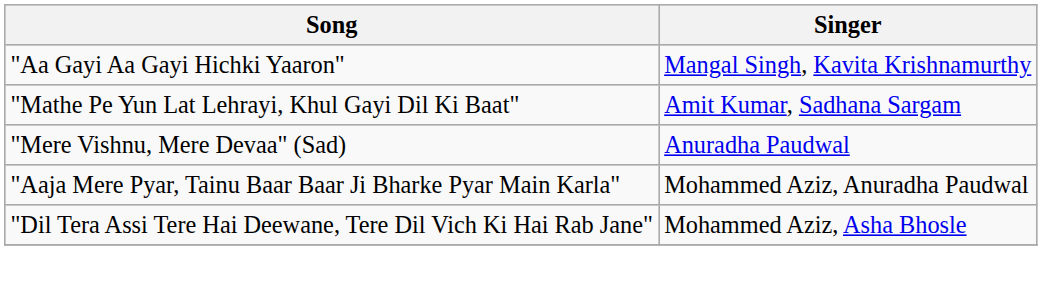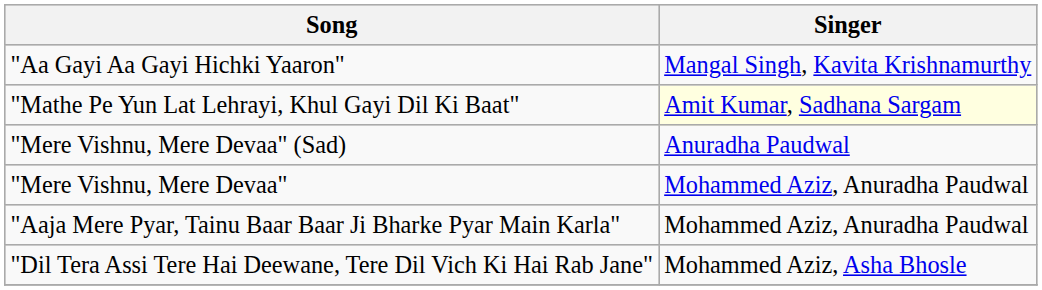(813, 104) no background -> (813, 104) lightyellow background
+ row: (149, 185)
